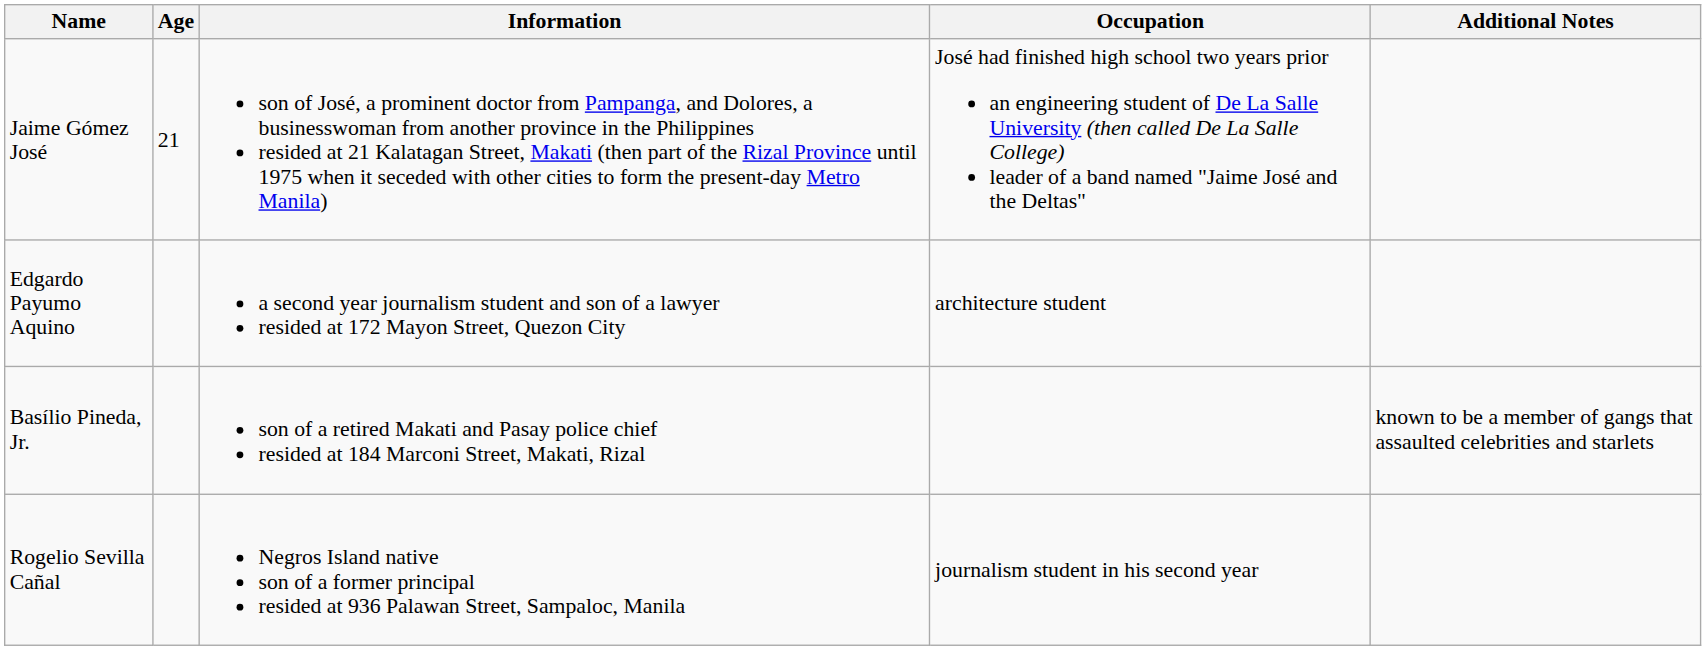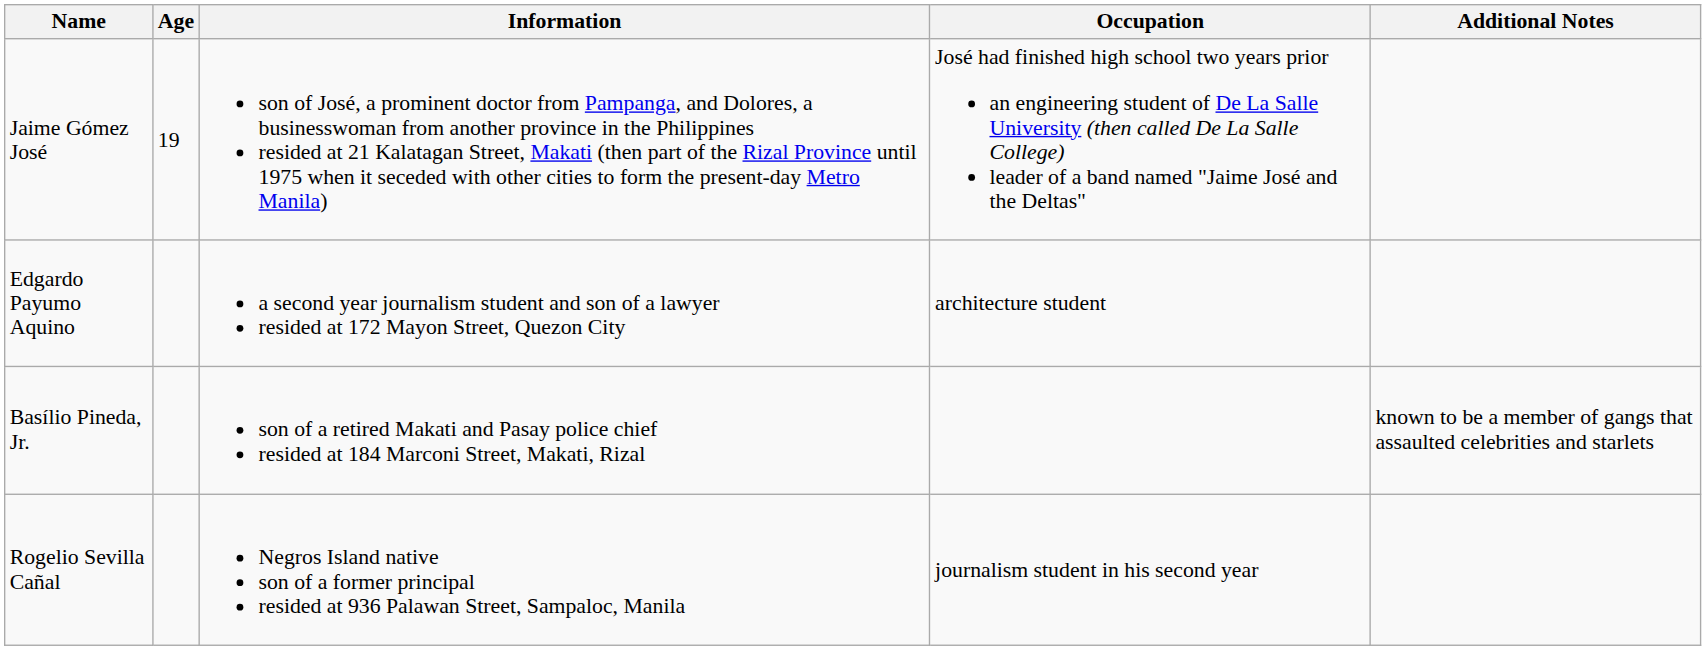(169, 139) 21 -> (169, 139) 19
